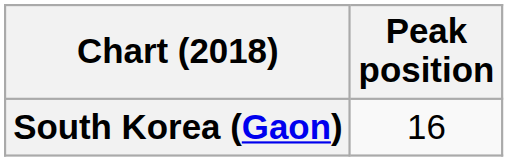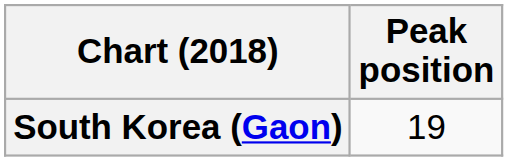(426, 126) 16 -> (426, 126) 19
